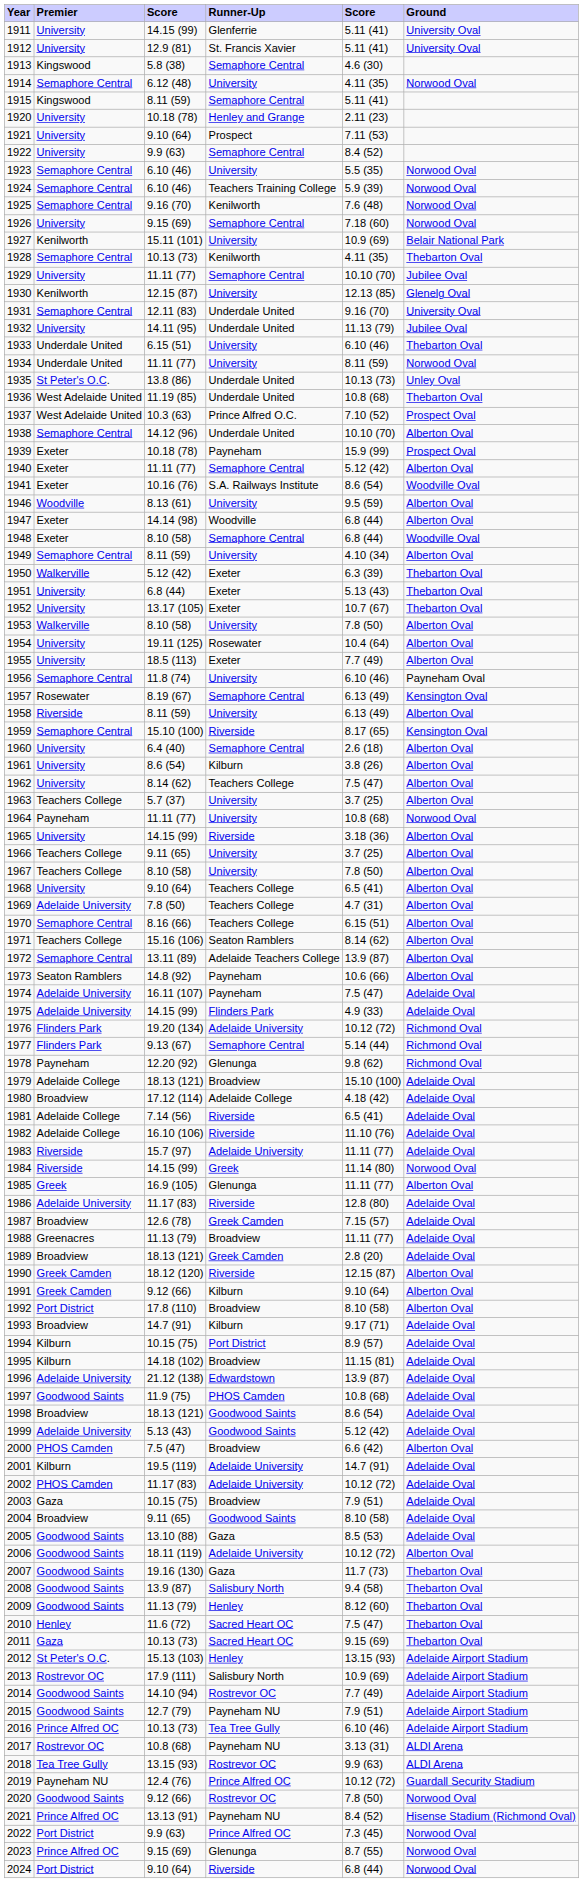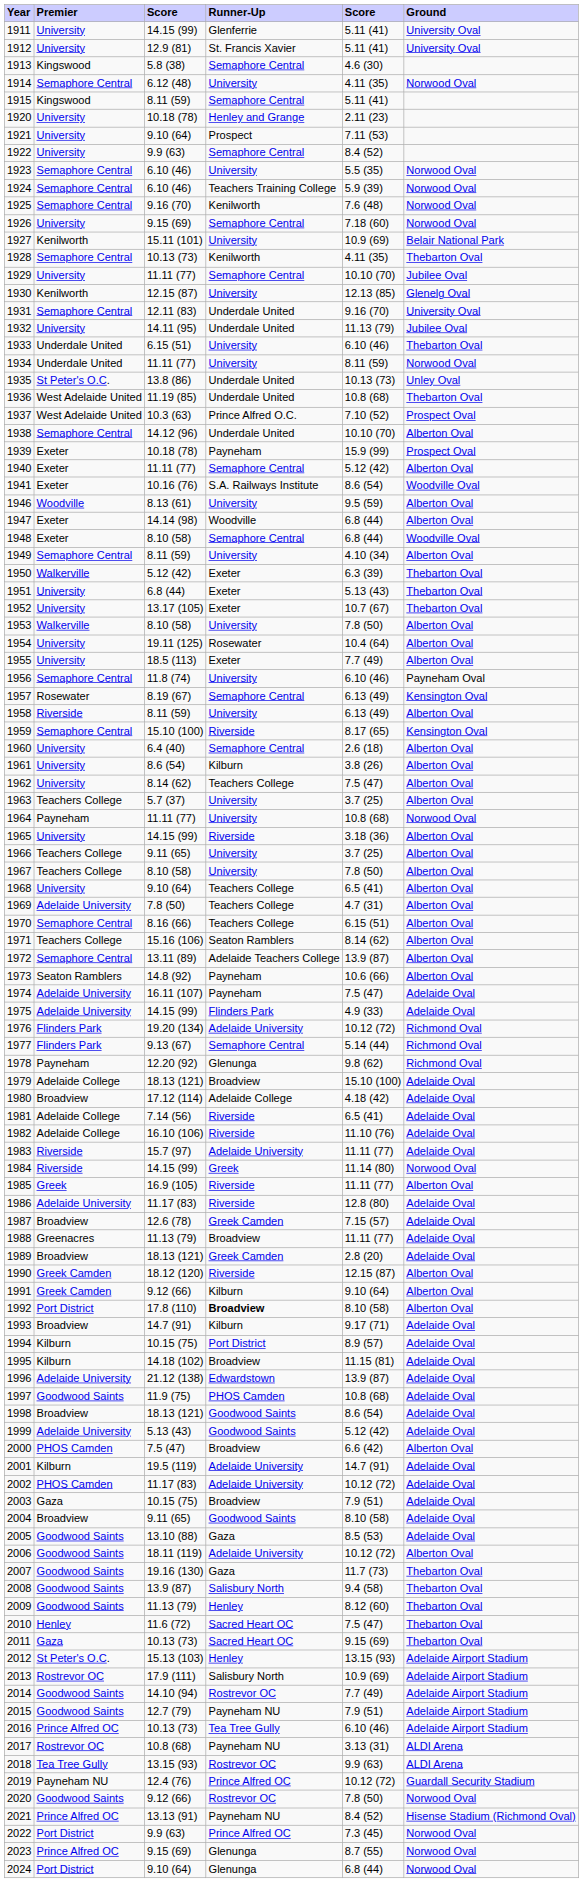(232, 1186) Glenunga -> (232, 1186) Riverside
(234, 1308) normal -> (236, 1308) bold
(232, 1869) Riverside -> (232, 1869) Glenunga
